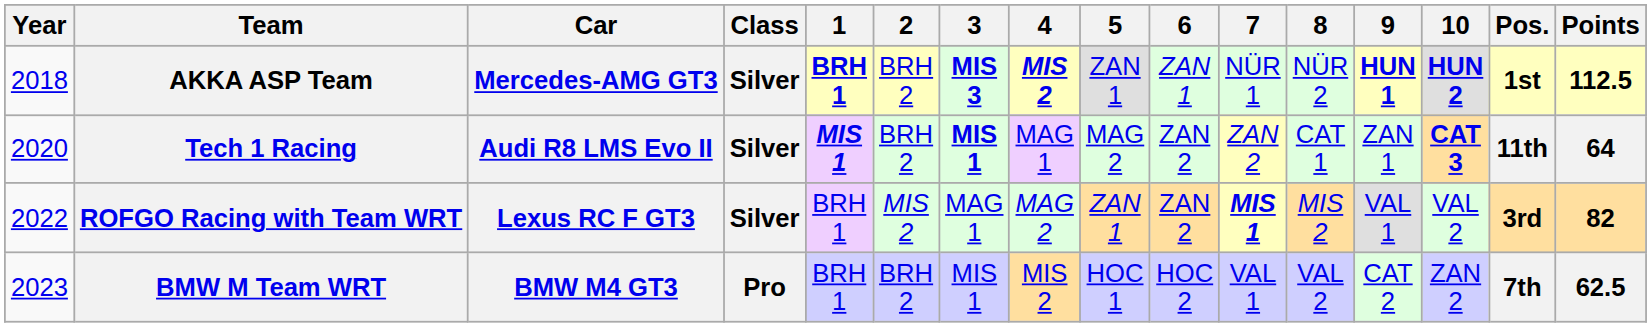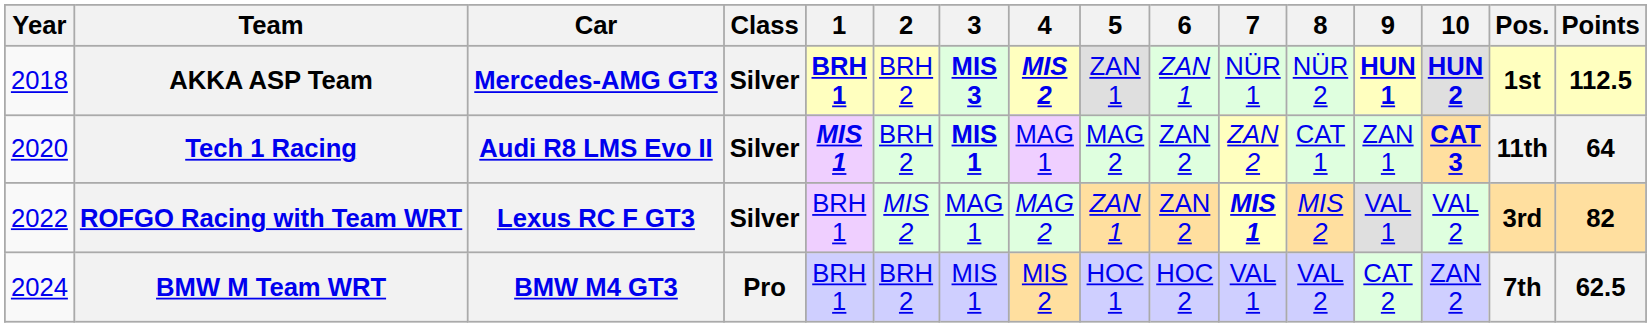(39, 287) 2023 -> (39, 287) 2024
